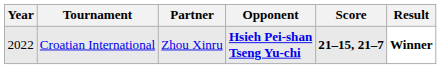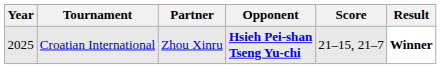(21, 45) 2022 -> (21, 45) 2025
(351, 45) bold -> (351, 45) normal
